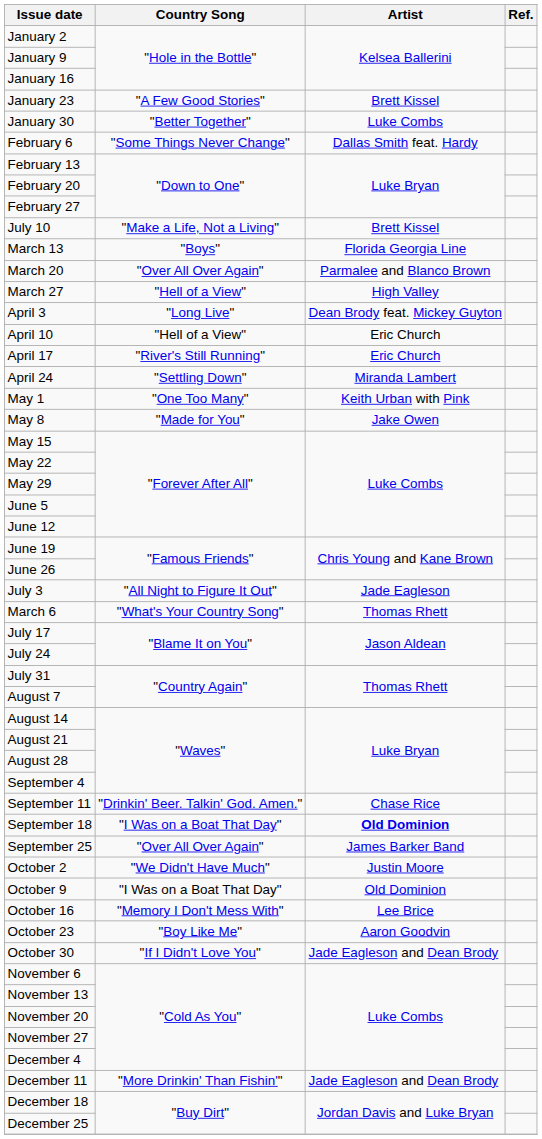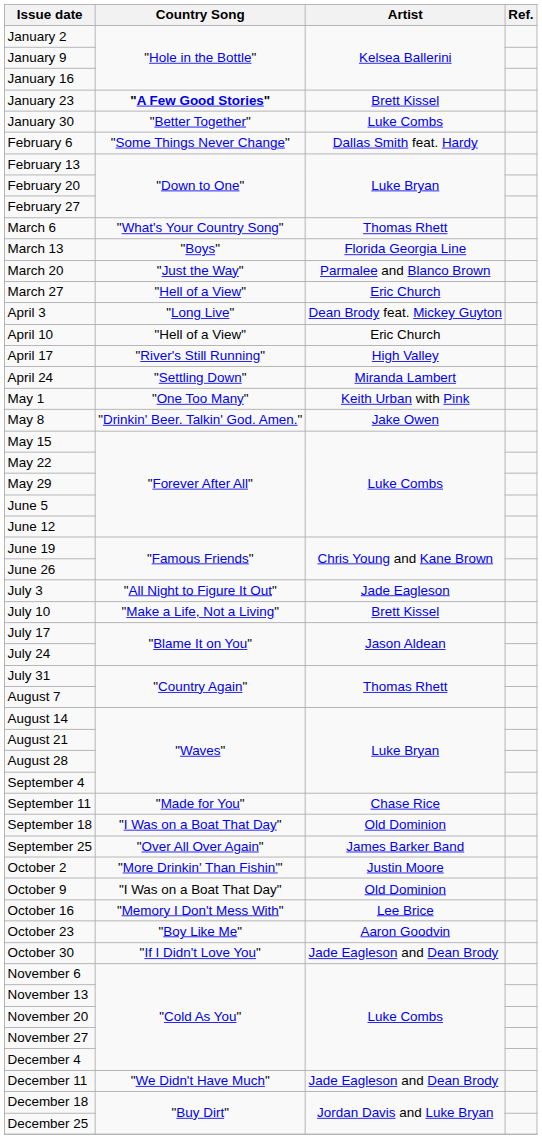(200, 100) normal -> (200, 100) bold
rows swapped: (32, 611) <-> (29, 228)
(200, 270) "Over All Over Again" -> (200, 270) "Just the Way"
(405, 292) High Valley -> (405, 292) Eric Church
(405, 356) Eric Church -> (405, 356) High Valley
(200, 420) "Made for You" -> (200, 420) "Drinkin' Beer. Talkin' God. Amen."
(200, 803) "Drinkin' Beer. Talkin' God. Amen." -> (200, 803) "Made for You"
(405, 825) bold -> (405, 825) normal
(200, 867) "We Didn't Have Much" -> (200, 867) "More Drinkin' Than Fishin'"
(200, 1080) "More Drinkin' Than Fishin'" -> (200, 1080) "We Didn't Have Much"
